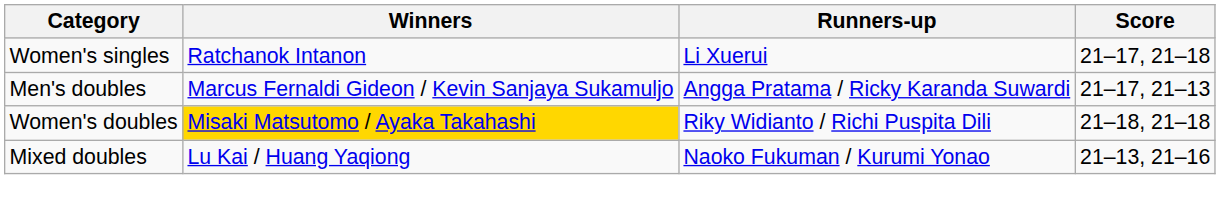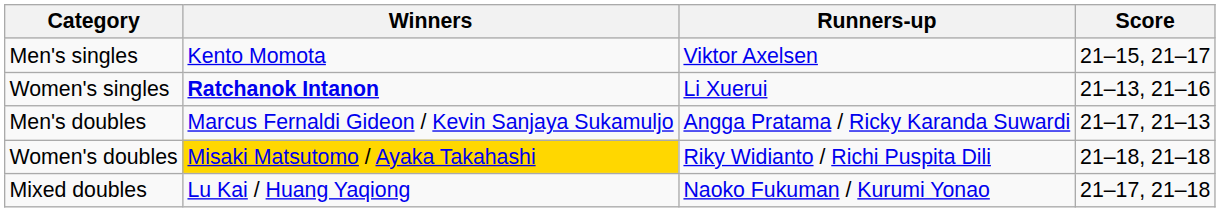+ row: (74, 55)
(277, 55) normal -> (283, 88) bold
(1145, 55) 21–17, 21–18 -> (1145, 88) 21–13, 21–16
(1145, 156) 21–13, 21–16 -> (1145, 190) 21–17, 21–18
